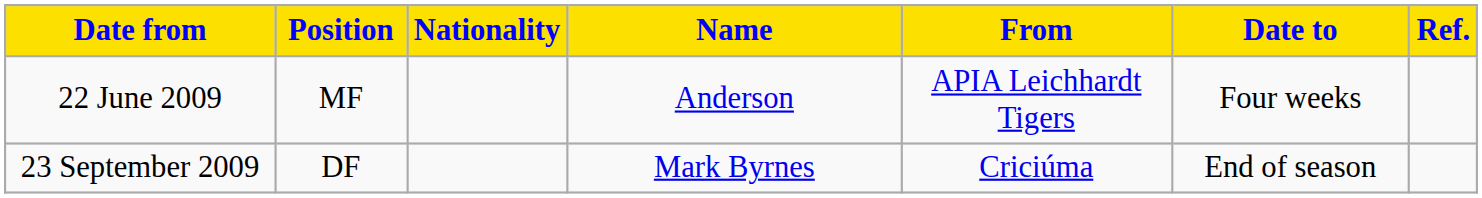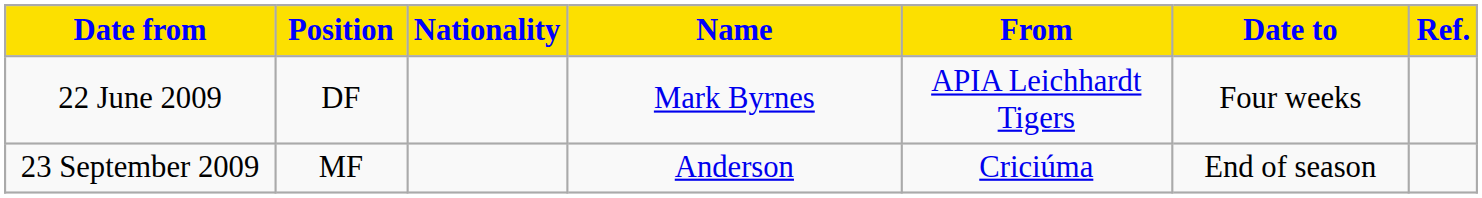(341, 98) MF -> (341, 98) DF
(734, 98) Anderson -> (734, 98) Mark Byrnes
(341, 167) DF -> (341, 167) MF
(734, 167) Mark Byrnes -> (734, 167) Anderson
